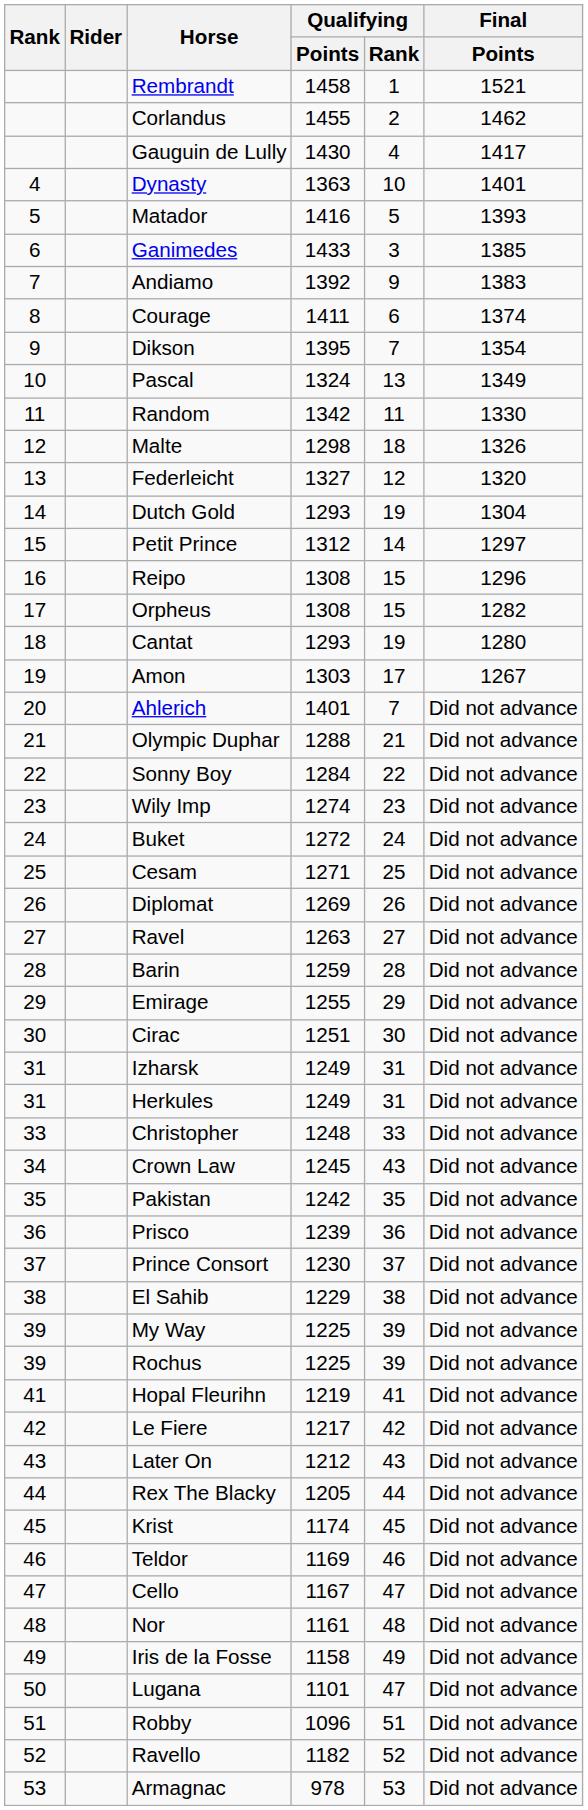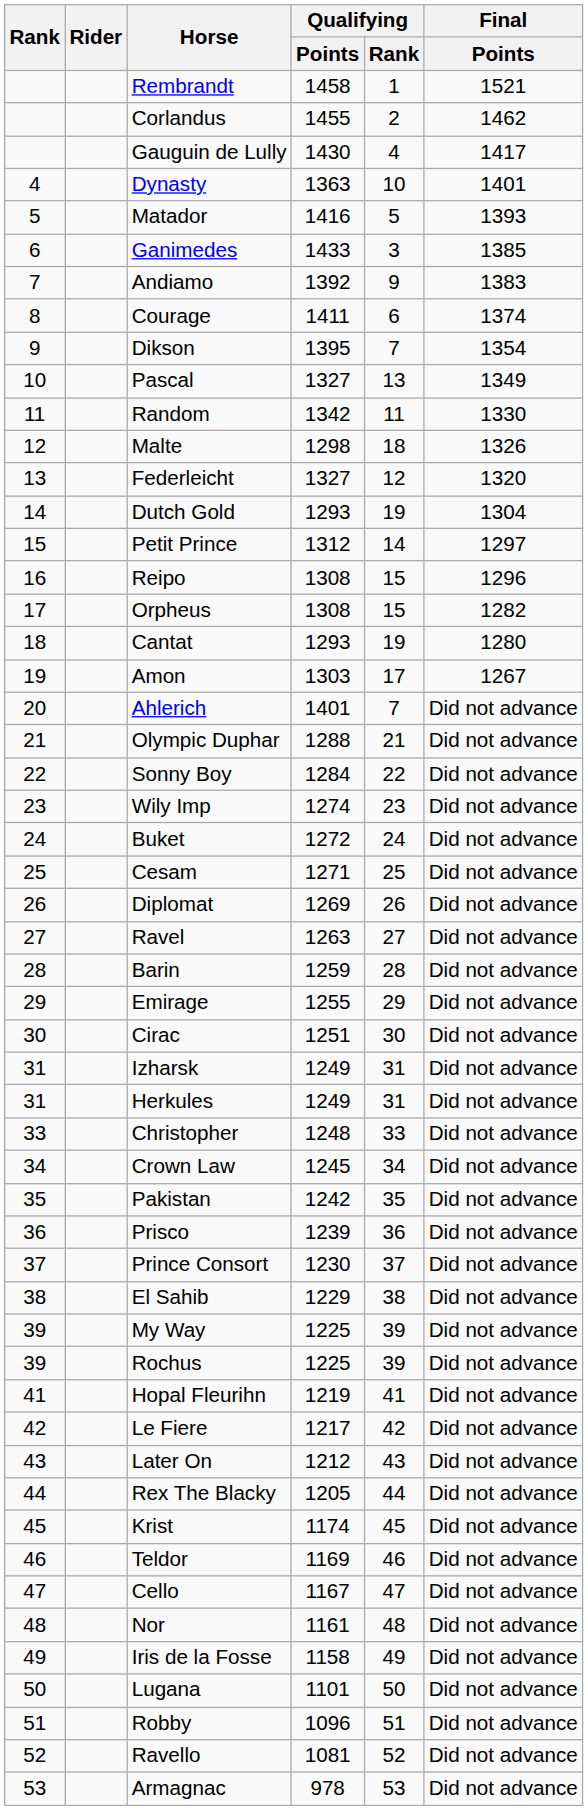(328, 380) 1324 -> (328, 380) 1327
(394, 1166) 43 -> (394, 1166) 34
(394, 1690) 47 -> (394, 1690) 50
(328, 1755) 1182 -> (328, 1755) 1081
